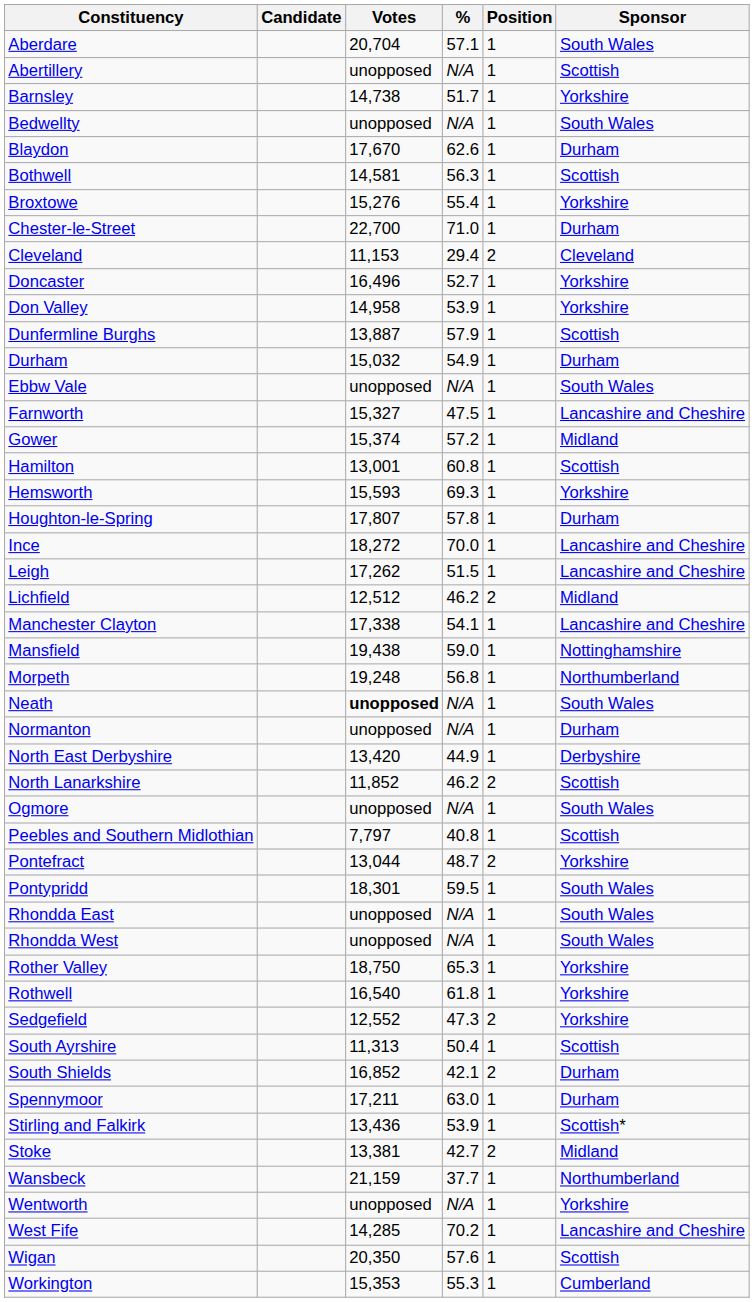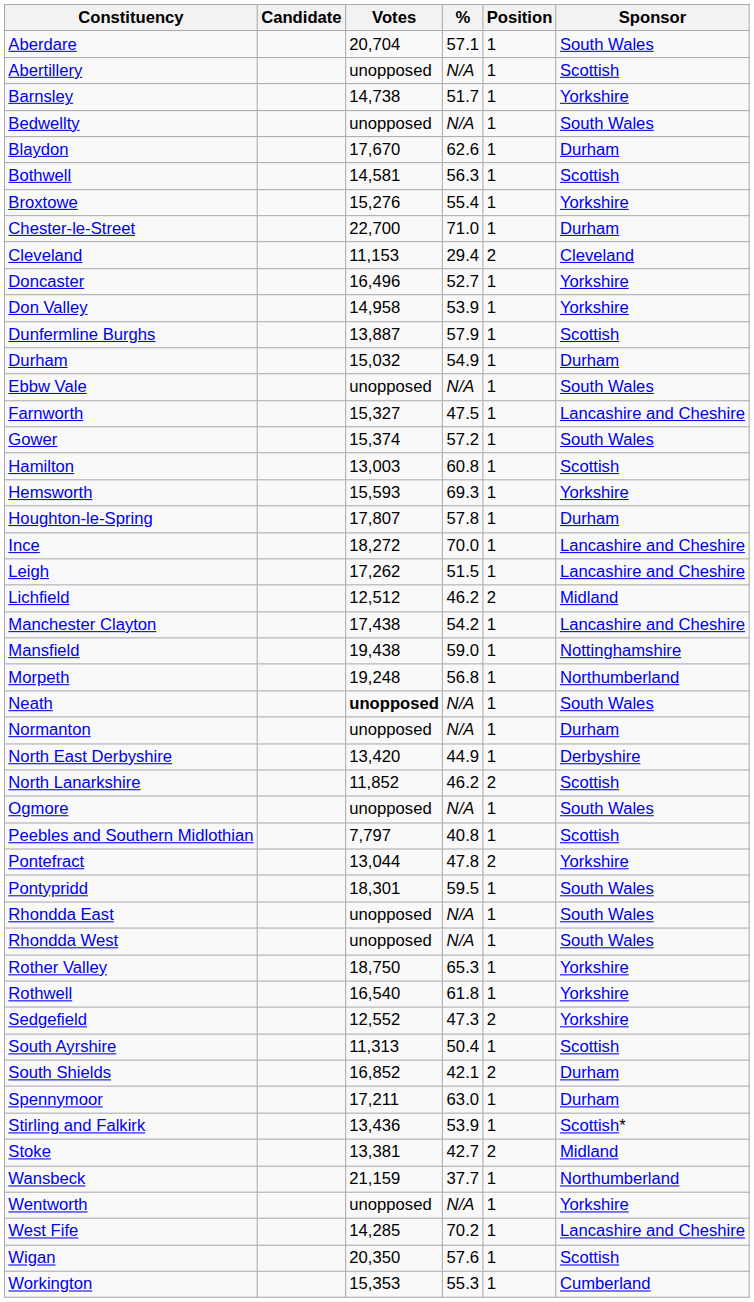(589, 439) Midland -> (607, 439) South Wales
(375, 466) 13,001 -> (375, 466) 13,003
(375, 624) 17,338 -> (375, 624) 17,438
(463, 624) 54.1 -> (463, 624) 54.2
(463, 862) 48.7 -> (463, 862) 47.8
